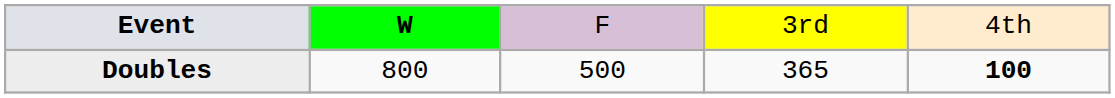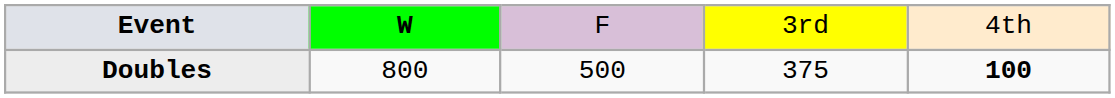(805, 71) 365 -> (805, 71) 375
